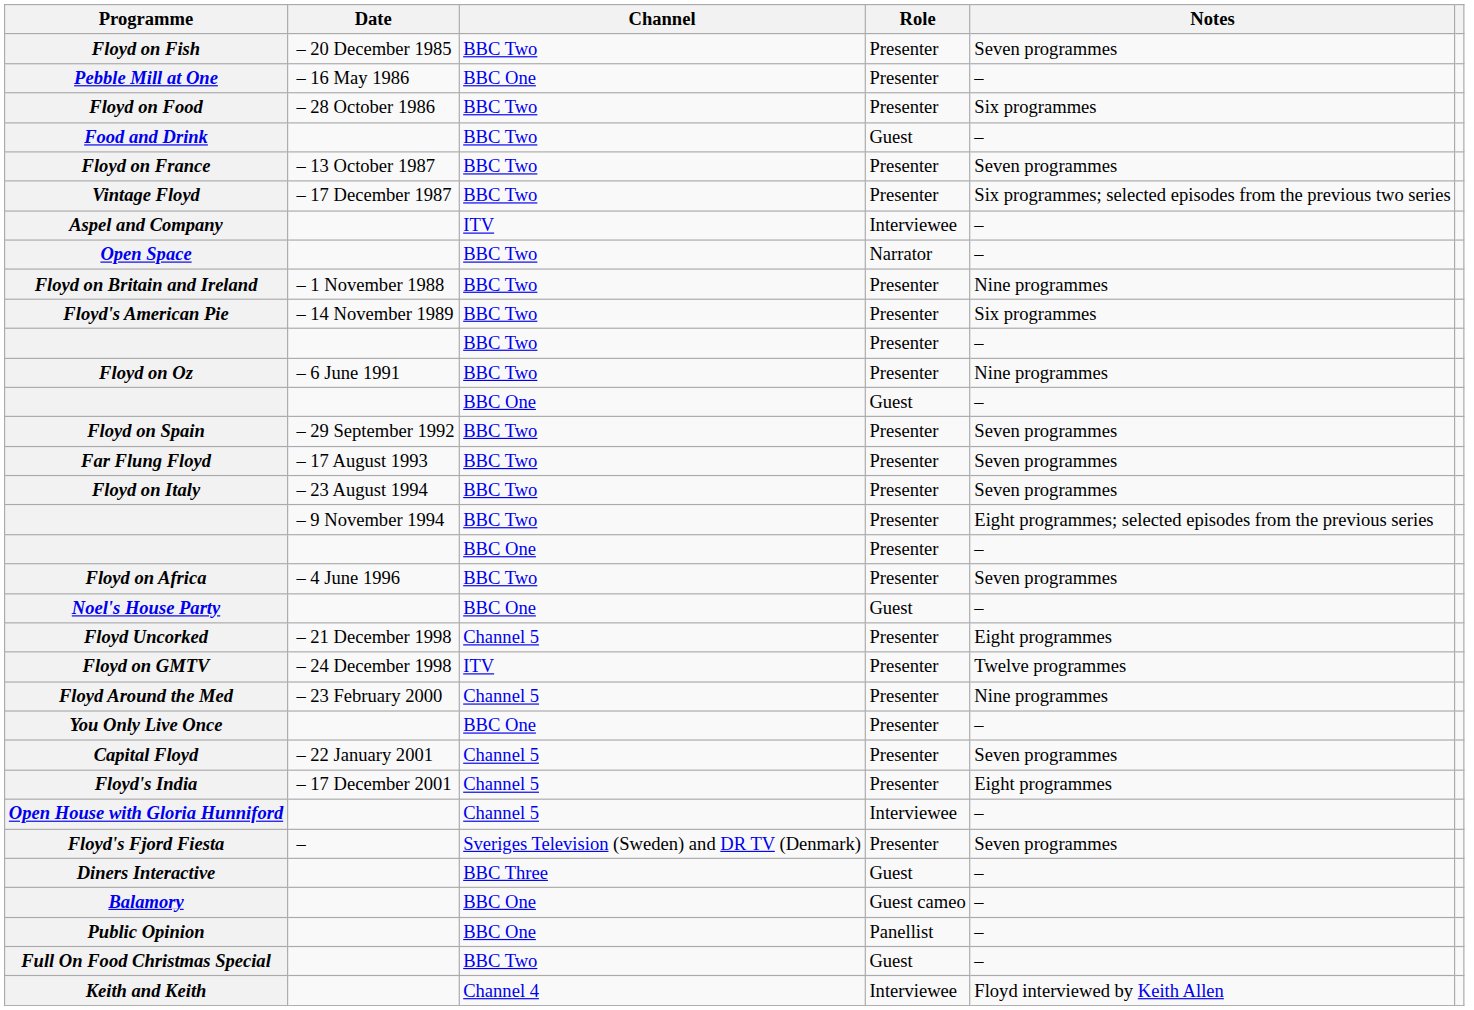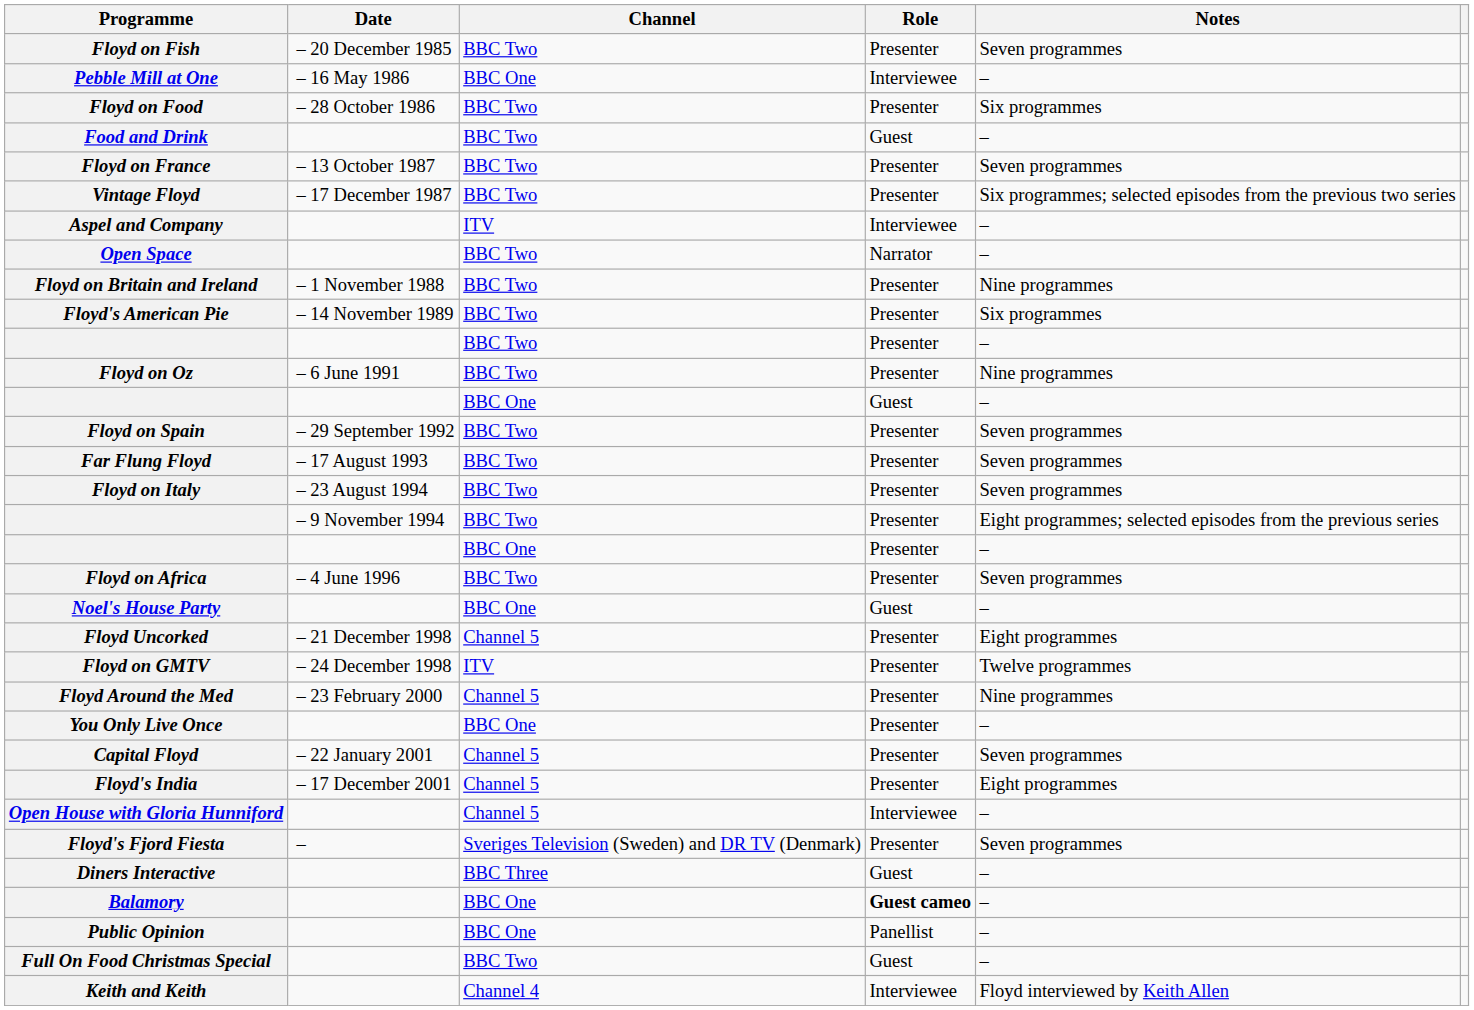(904, 78) Presenter -> (913, 78) Interviewee
(918, 902) normal -> (920, 902) bold
